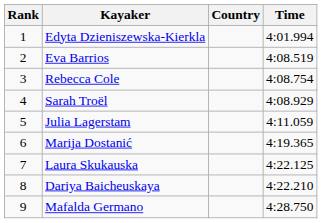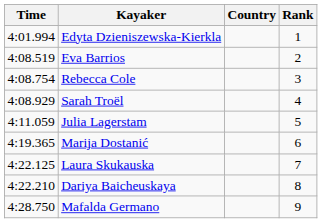columns swapped: (23, 15) <-> (290, 15)
